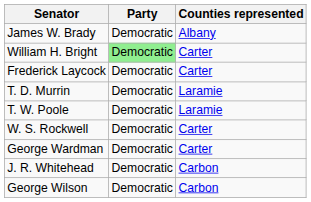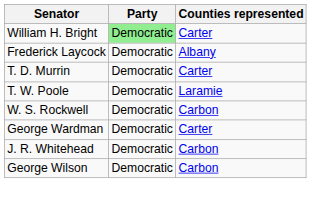- row: (51, 33)
(195, 71) Carter -> (197, 52) Albany
(201, 91) Laramie -> (195, 71) Carter
(195, 129) Carter -> (198, 110) Carbon
